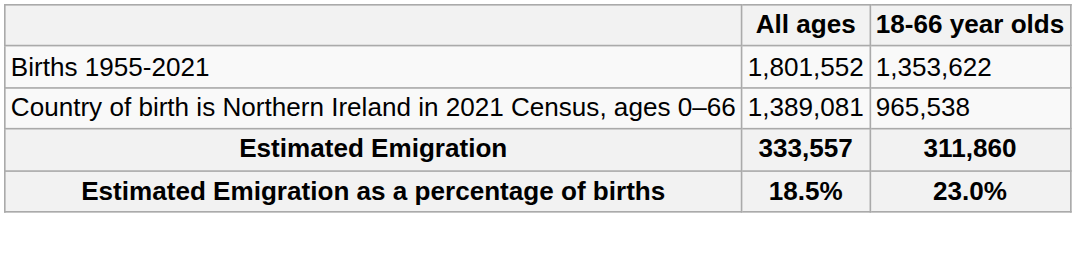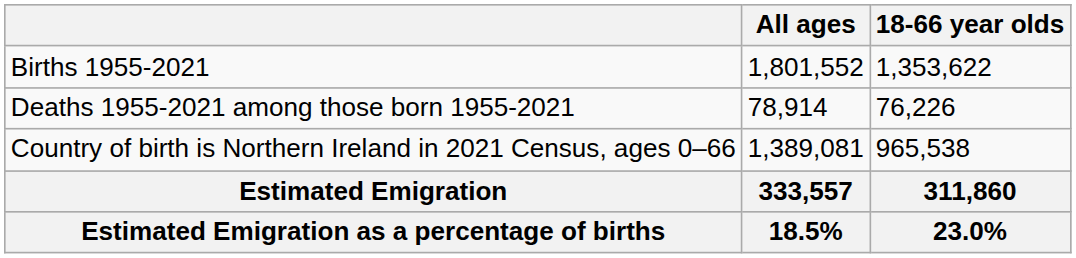+ row: (293, 107)
